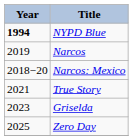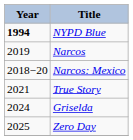(18, 108) 2023 -> (18, 108) 2024
